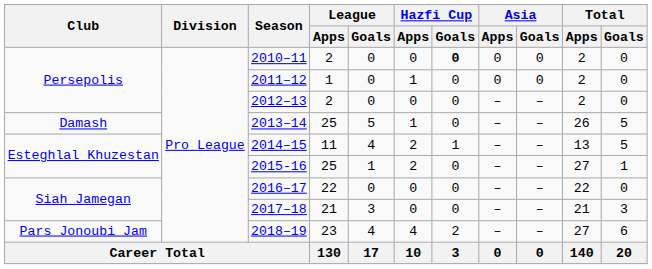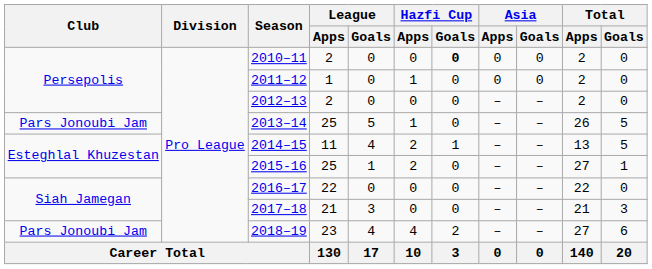(83, 123) Damash -> (83, 123) Pars Jonoubi Jam
